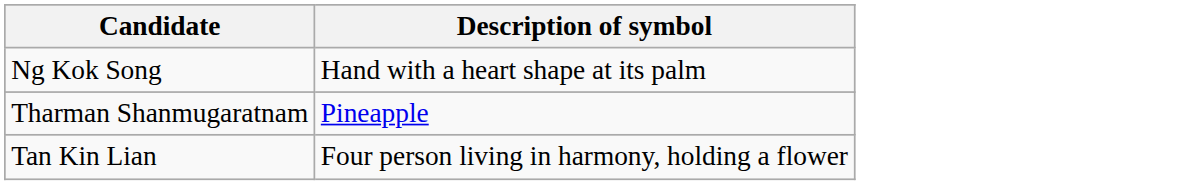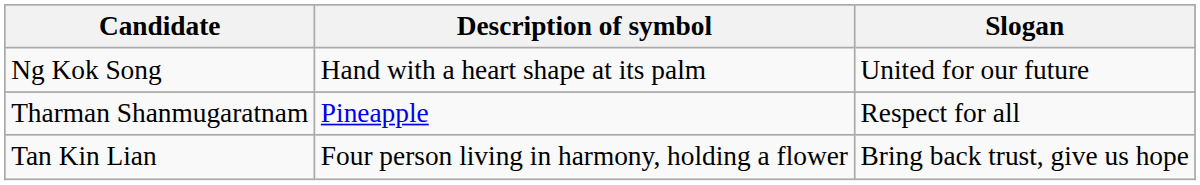+ column: (1025, 26)
